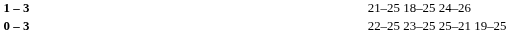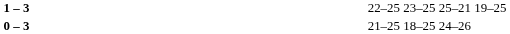(419, 7) 21–25 18–25 24–26 -> (437, 7) 22–25 23–25 25–21 19–25
(437, 25) 22–25 23–25 25–21 19–25 -> (419, 25) 21–25 18–25 24–26
